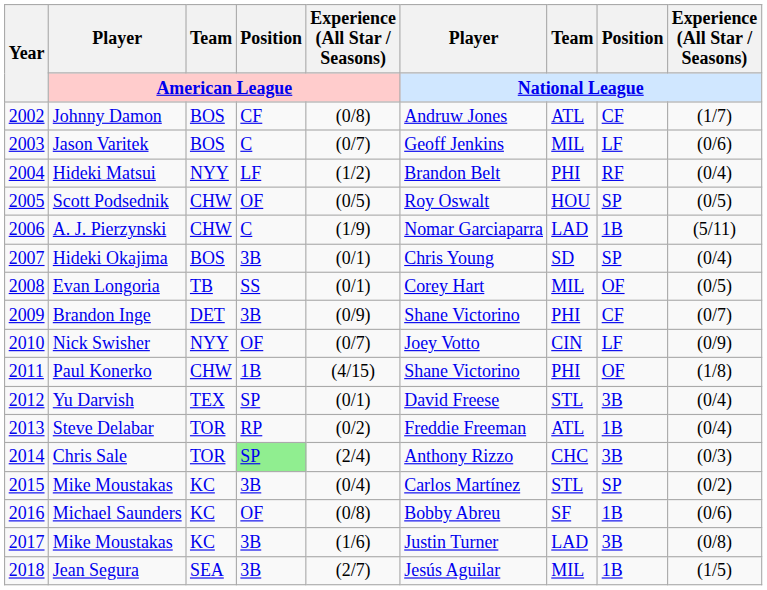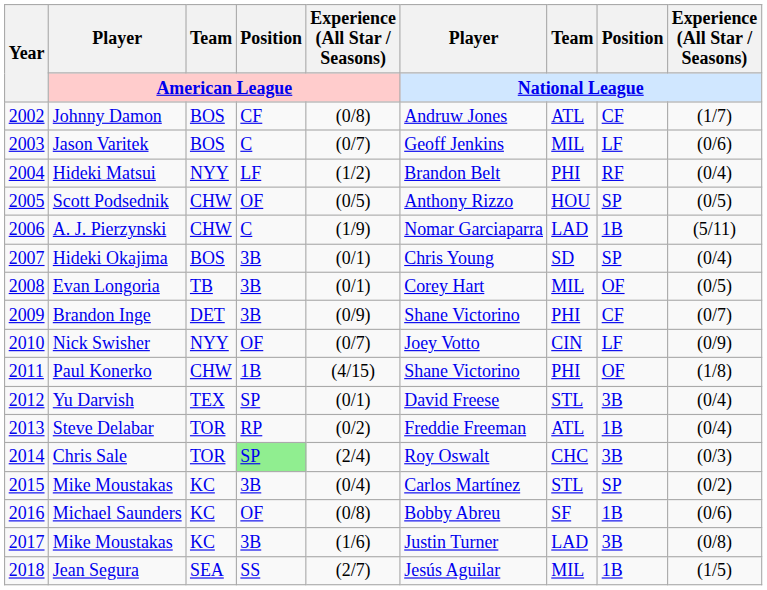(447, 201) Roy Oswalt -> (459, 201) Anthony Rizzo
(250, 286) SS -> (251, 286) 3B
(459, 456) Anthony Rizzo -> (447, 456) Roy Oswalt
(251, 570) 3B -> (250, 570) SS
